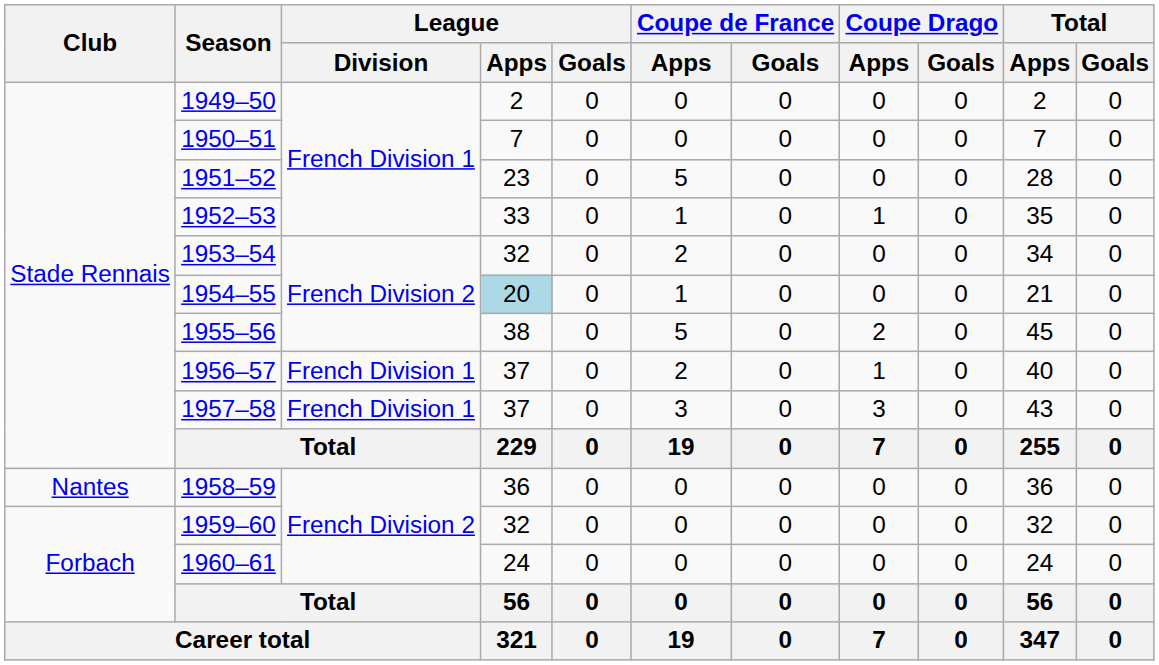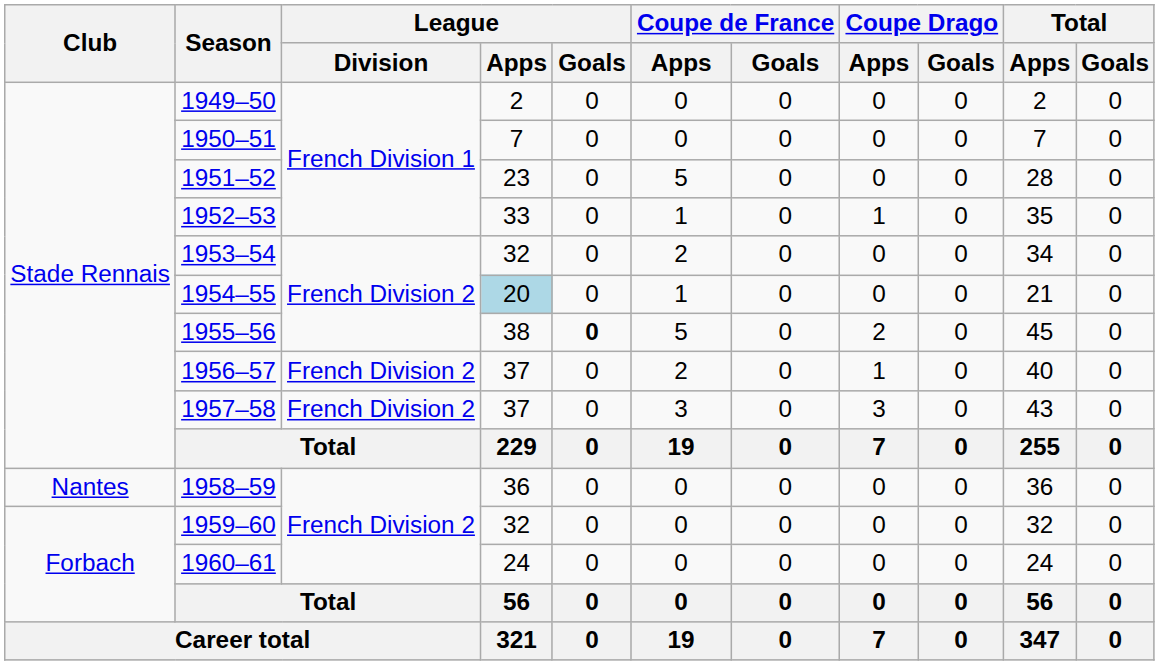(592, 332) normal -> (592, 332) bold
(381, 370) French Division 1 -> (381, 370) French Division 2
(381, 409) French Division 1 -> (381, 409) French Division 2
